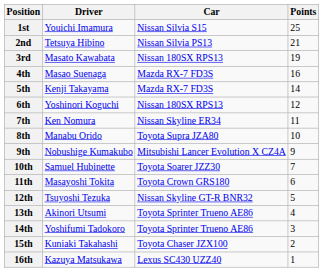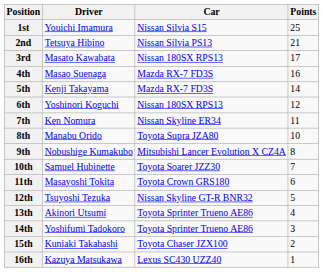(295, 58) 19 -> (295, 58) 17
(293, 151) 9 -> (293, 151) 8
